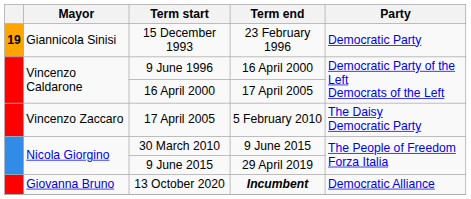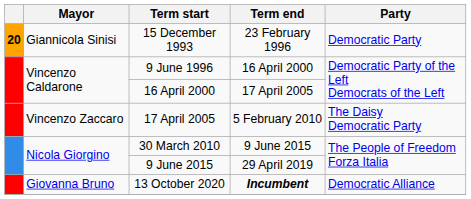(14, 40) 19 -> (14, 40) 20
